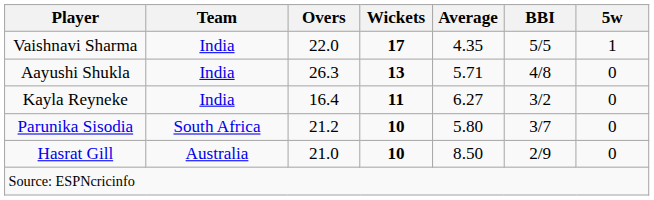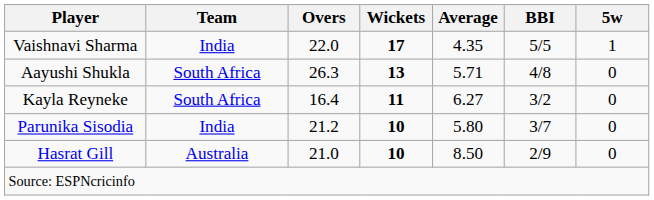(217, 72) India -> (217, 72) South Africa
(217, 99) India -> (217, 99) South Africa
(217, 126) South Africa -> (217, 126) India
